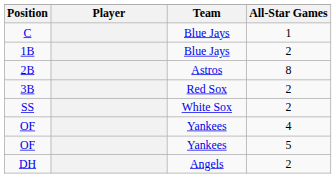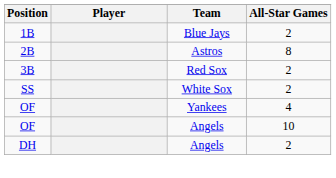- row: (27, 32)
- row: (27, 145)
+ row: (27, 126)
